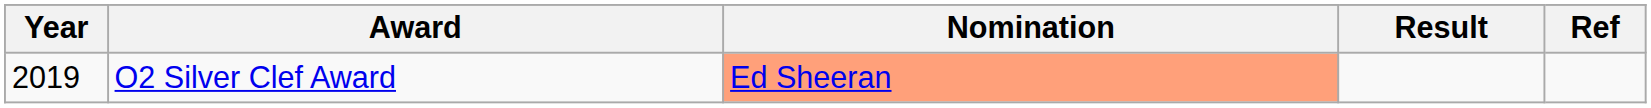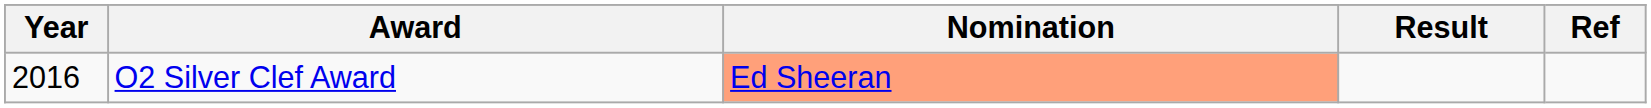(46, 77) 2019 -> (46, 77) 2016
